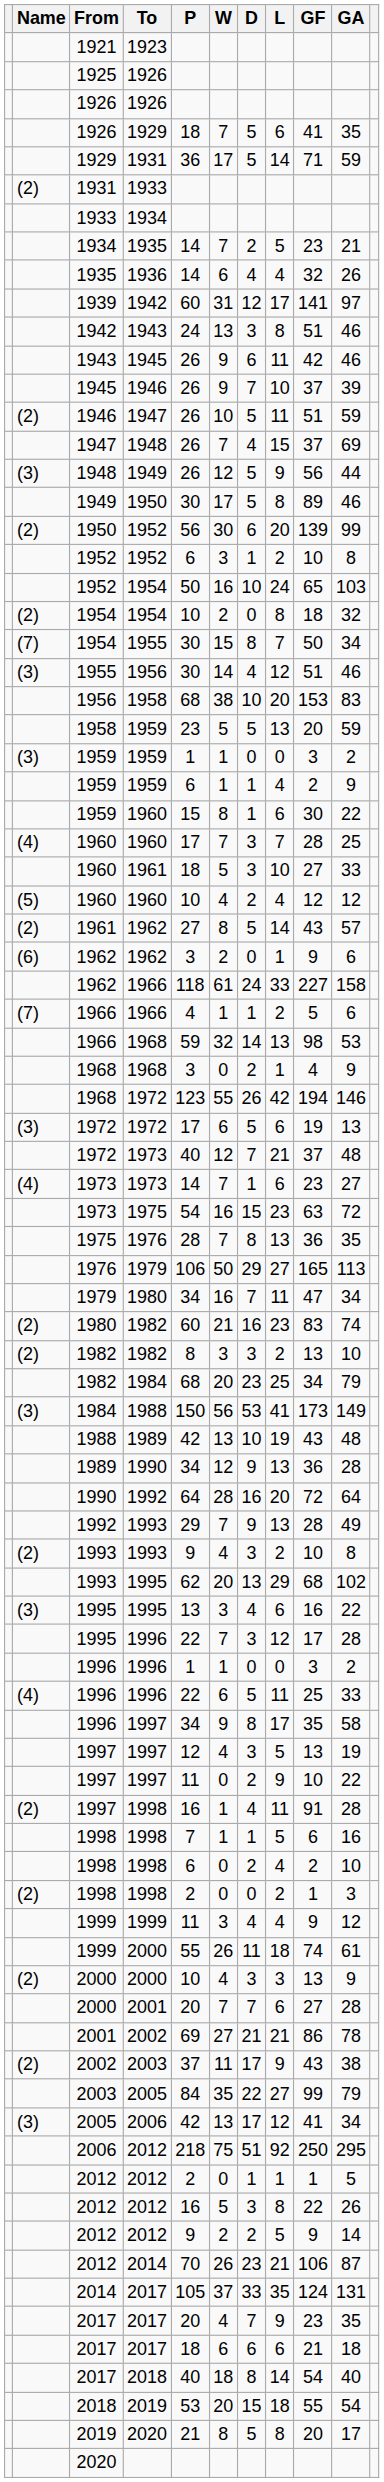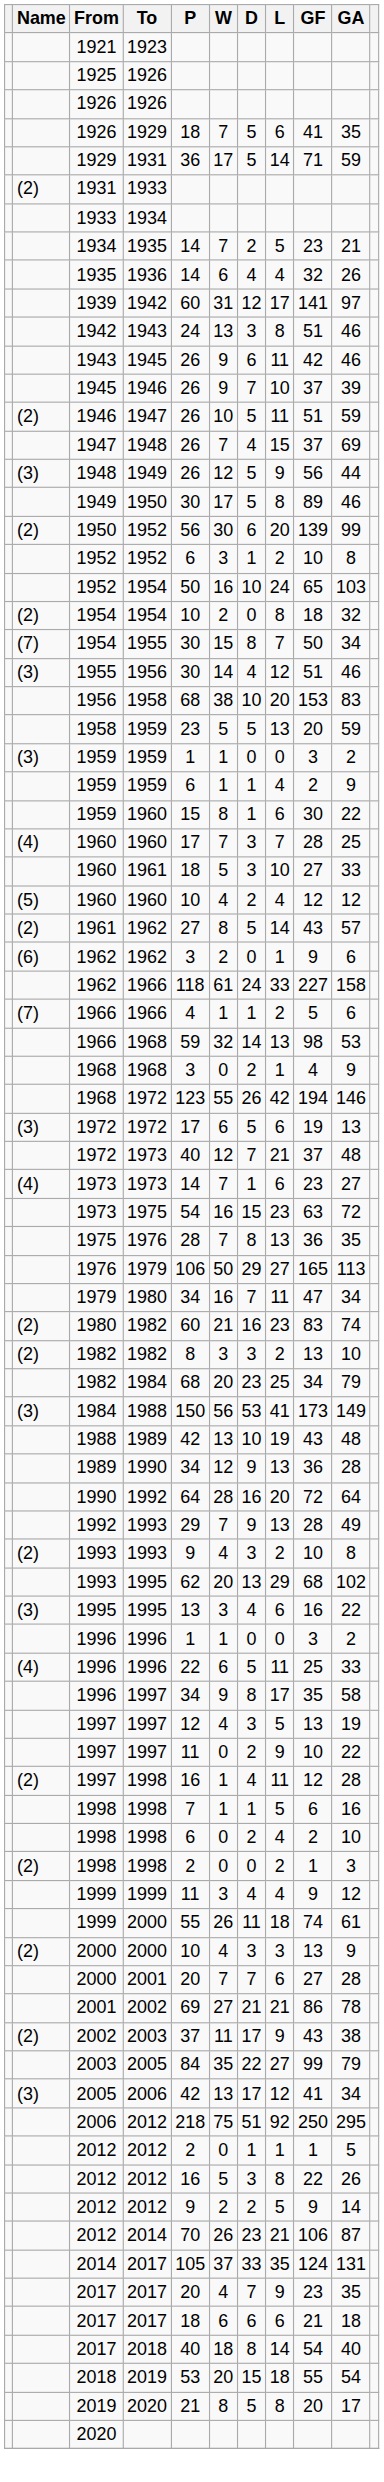- row: (96, 1638)
(313, 1809) 91 -> (313, 1780) 12
